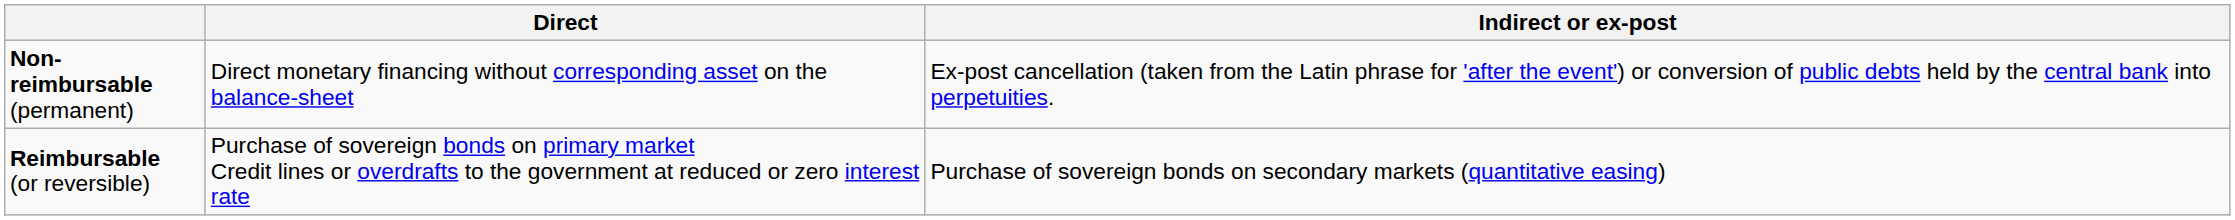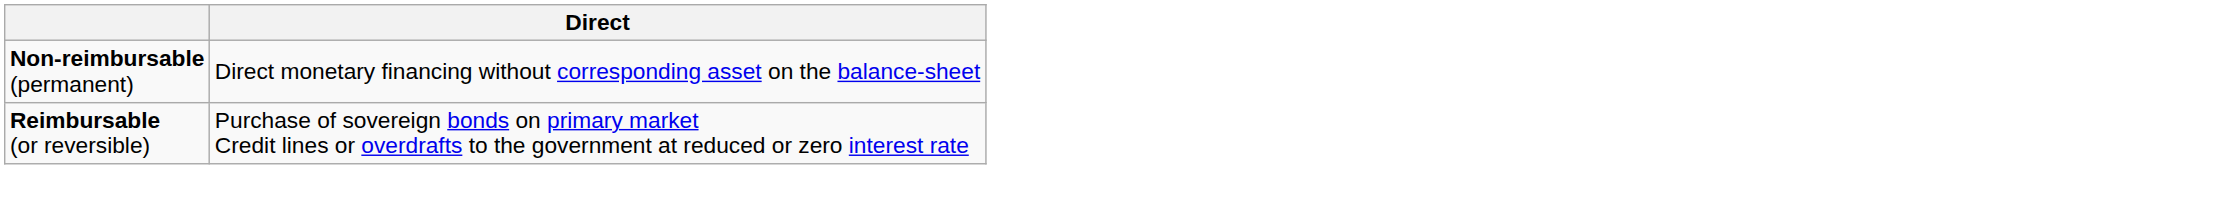- column: (1578, 22)
